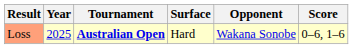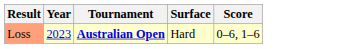- column: (256, 14)
(59, 33) 2025 -> (59, 33) 2023
